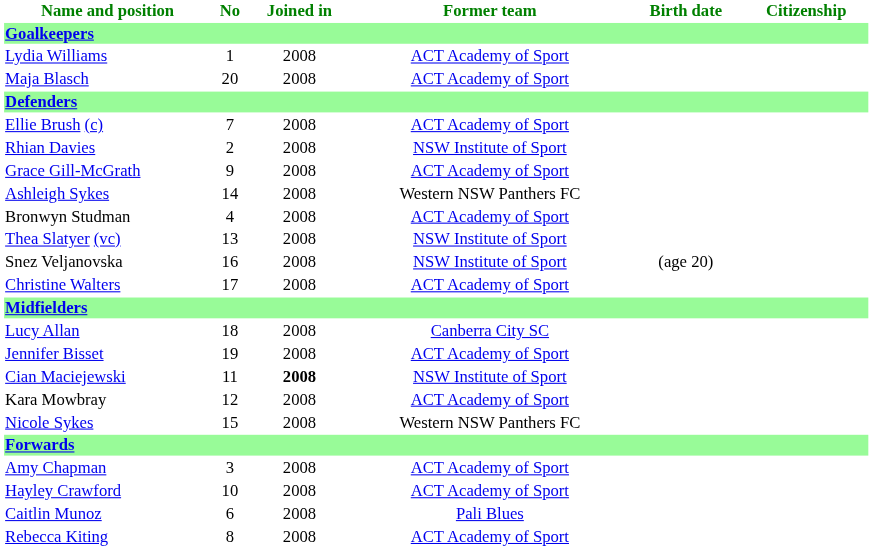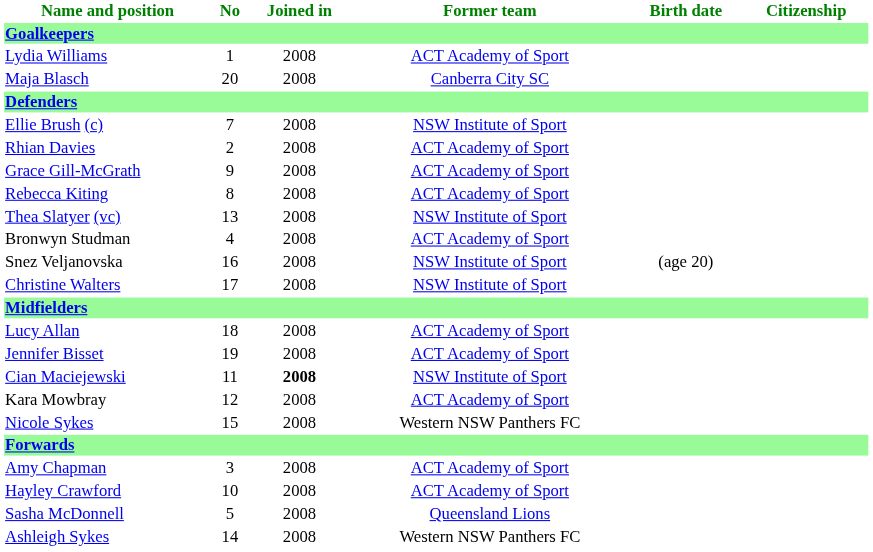(490, 79) ACT Academy of Sport -> (490, 79) Canberra City SC
(490, 124) ACT Academy of Sport -> (490, 124) NSW Institute of Sport
(490, 147) NSW Institute of Sport -> (490, 147) ACT Academy of Sport
rows swapped: (57, 536) <-> (57, 193)
rows swapped: (63, 239) <-> (68, 216)
(490, 285) ACT Academy of Sport -> (490, 285) NSW Institute of Sport
(490, 330) Canberra City SC -> (490, 330) ACT Academy of Sport
+ row: (65, 513)
- row: (53, 513)
